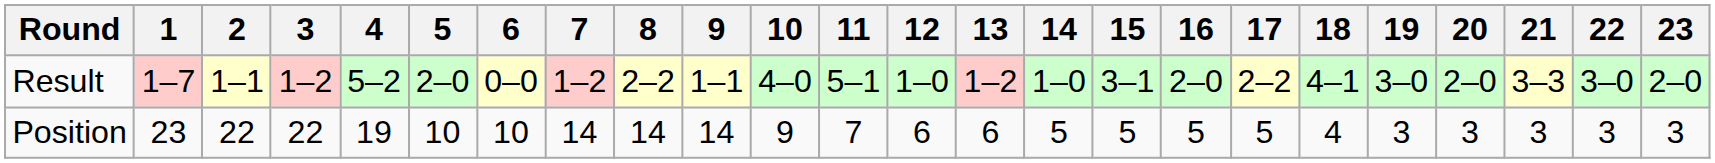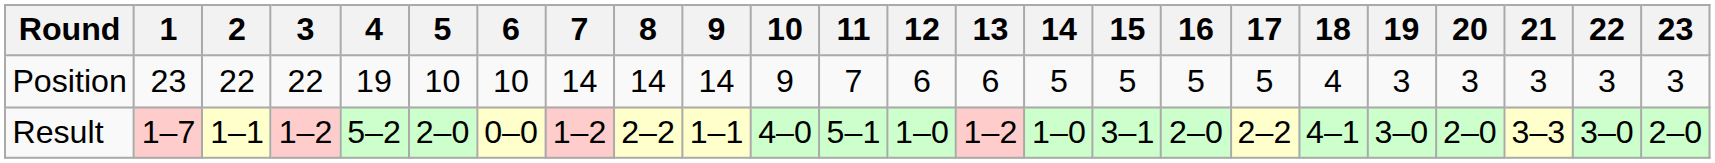rows swapped: (58, 81) <-> (70, 132)
